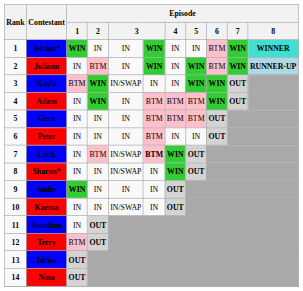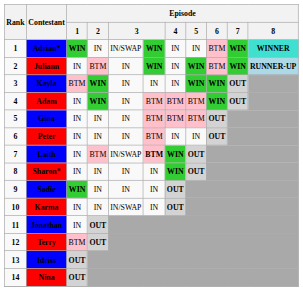(126, 49) IN -> (126, 49) IN/SWAP
(126, 84) IN/SWAP -> (126, 84) IN
(126, 172) IN/SWAP -> (126, 172) IN
